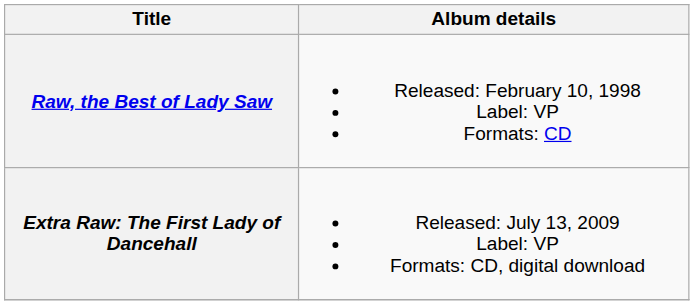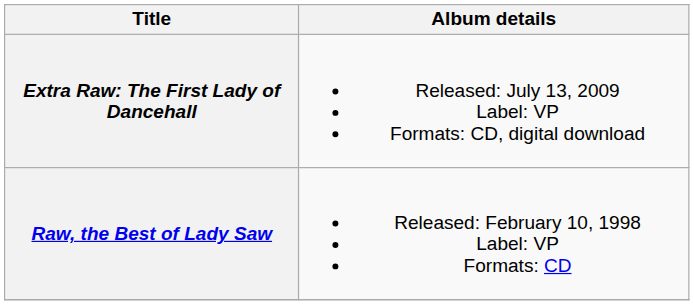rows swapped: (152, 100) <-> (152, 233)
